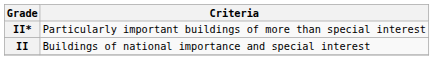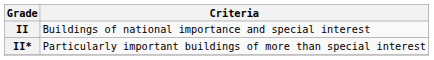rows swapped: (22, 30) <-> (22, 46)
